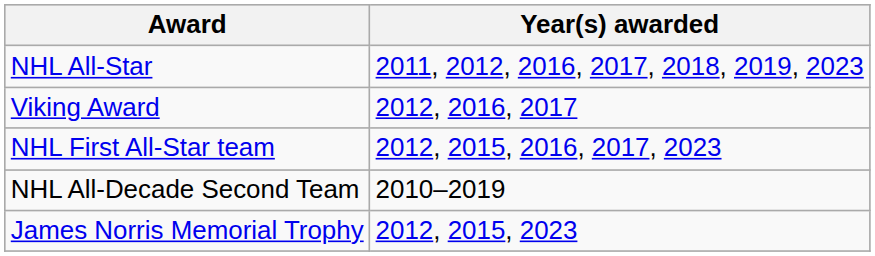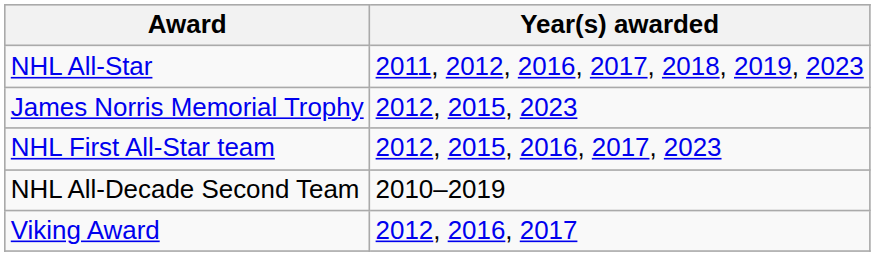rows swapped: (187, 230) <-> (85, 107)
